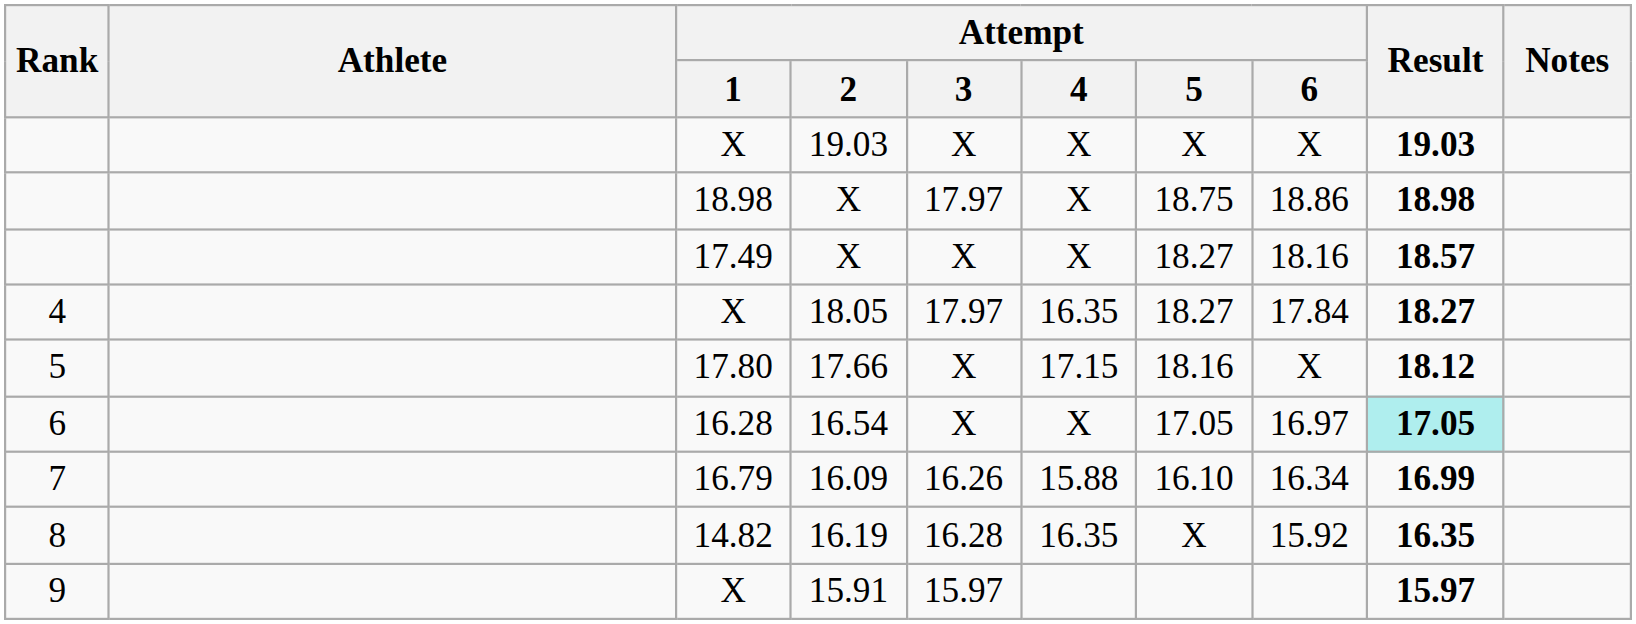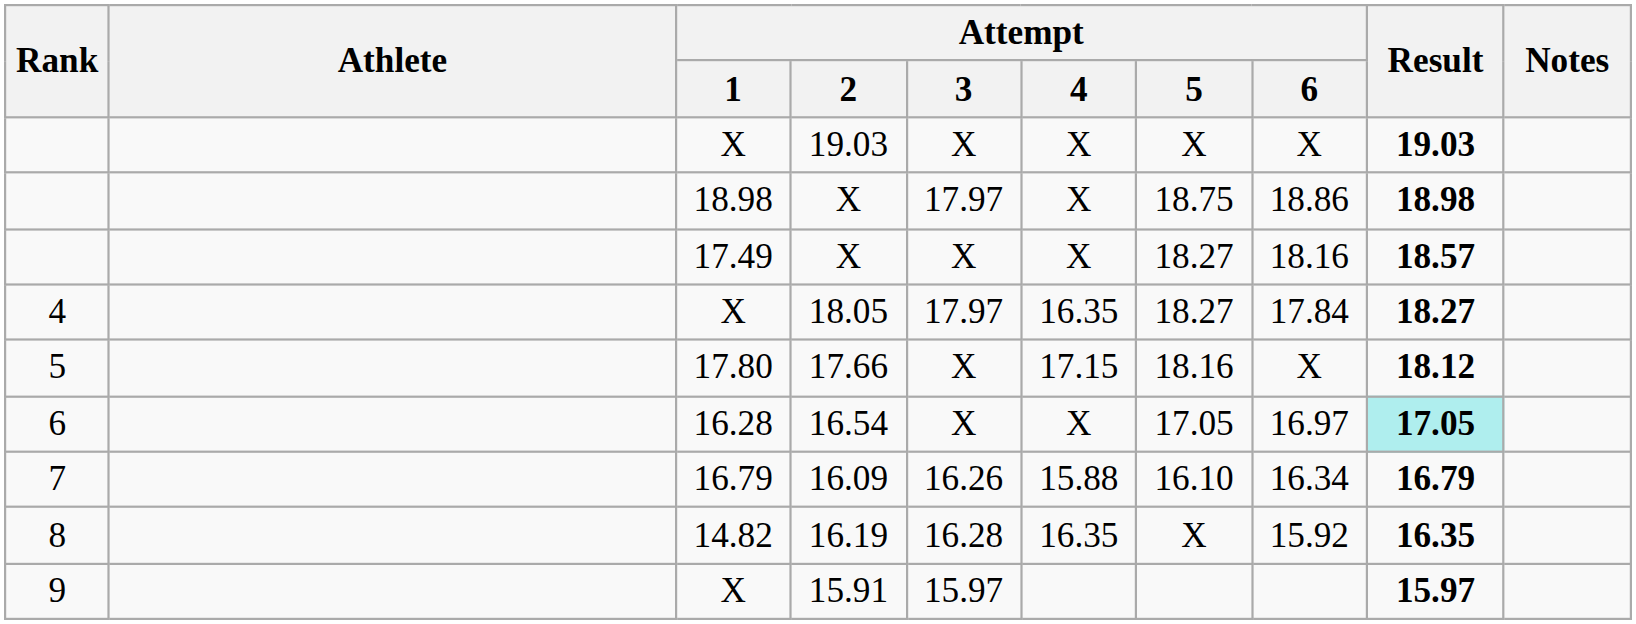(1436, 479) 16.99 -> (1436, 479) 16.79
